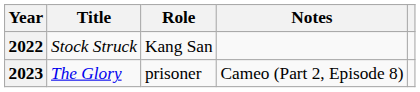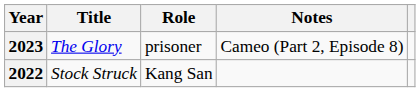rows swapped: (26, 45) <-> (26, 73)
